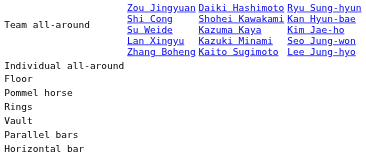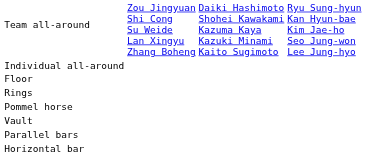rows swapped: (38, 93) <-> (18, 107)
